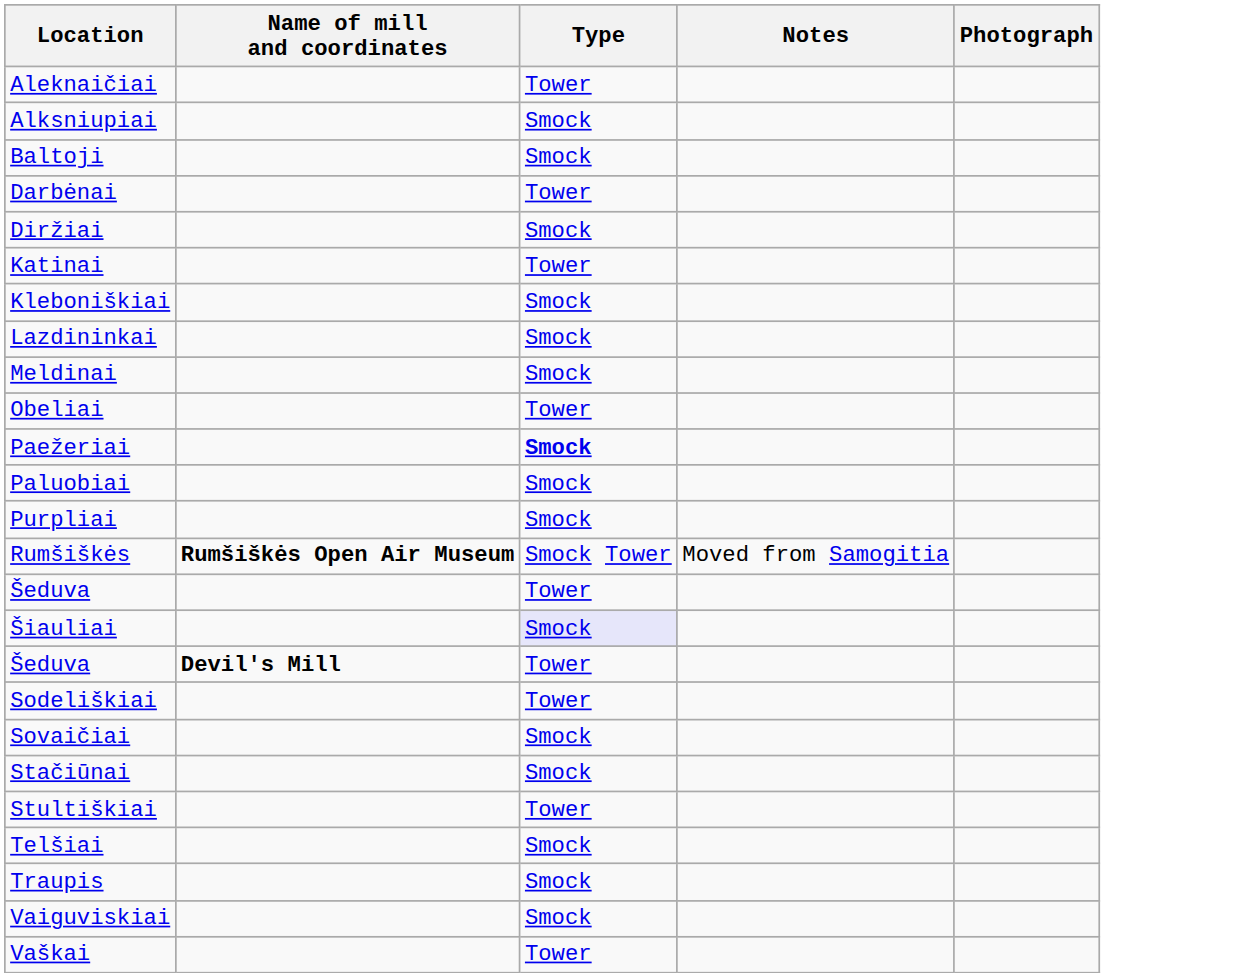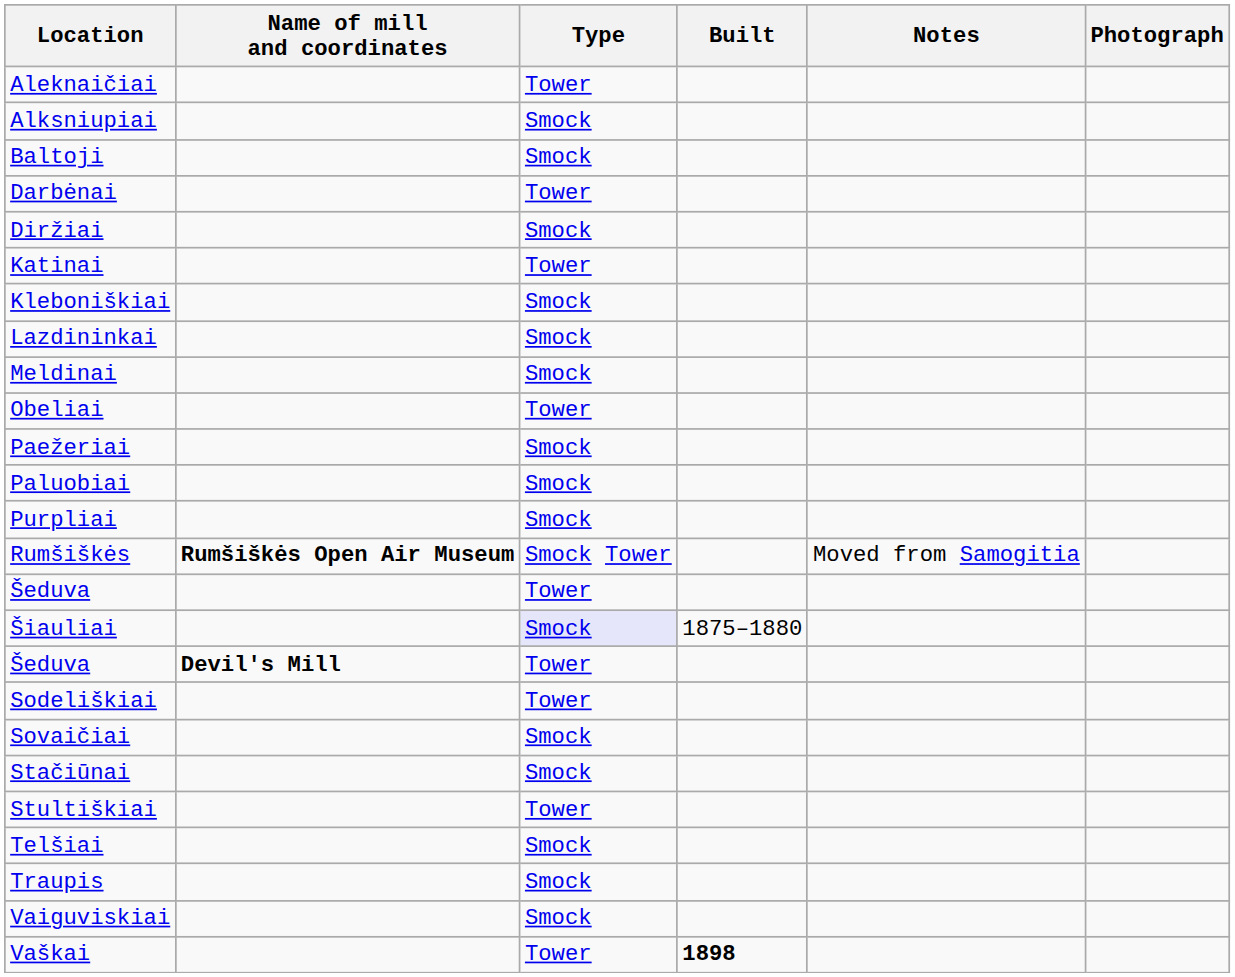+ column: (742, 36)
(558, 447) bold -> (558, 447) normal
